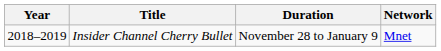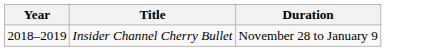- column: (408, 14)
